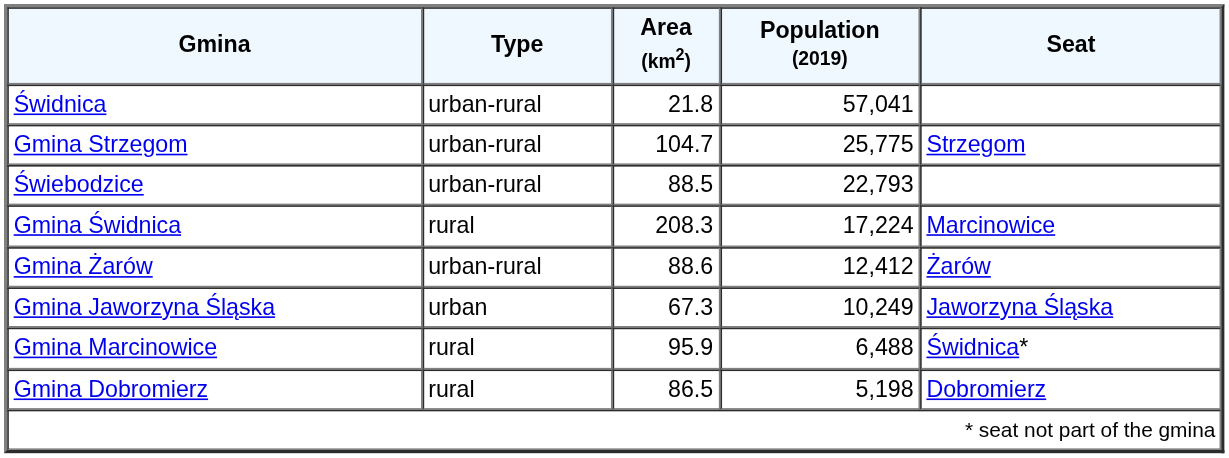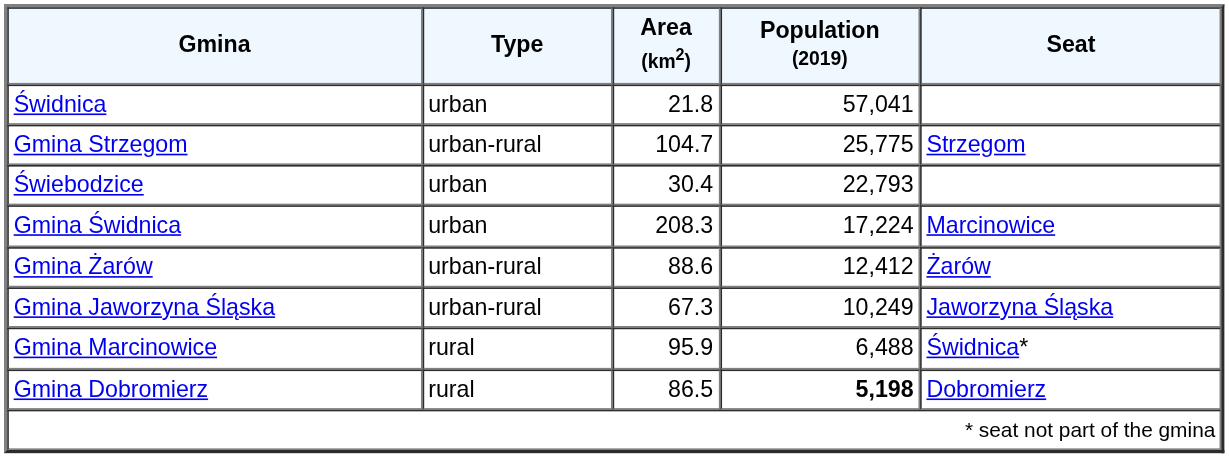(485, 103) urban-rural -> (458, 103) urban
(485, 185) urban-rural -> (458, 185) urban
(691, 185) 88.5 -> (691, 185) 30.4
(451, 225) rural -> (458, 225) urban
(458, 307) urban -> (485, 307) urban-rural
(885, 388) normal -> (885, 388) bold
